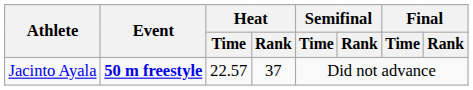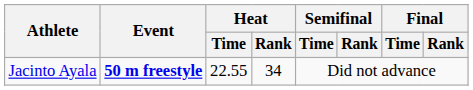(229, 71) 22.57 -> (229, 71) 22.55
(273, 71) 37 -> (273, 71) 34
